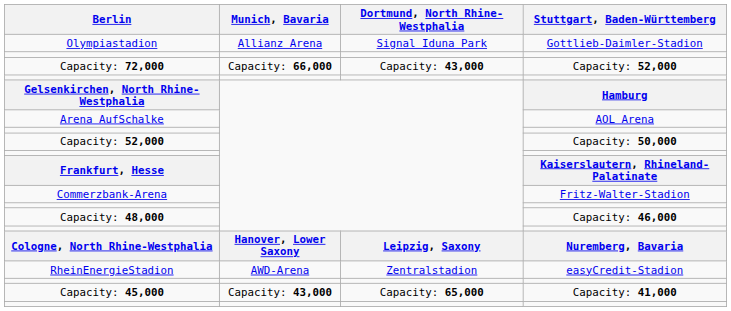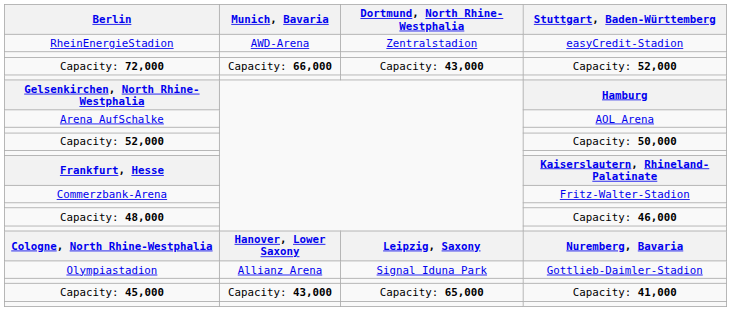rows swapped: (112, 43) <-> (112, 270)
